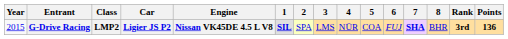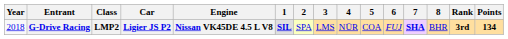(16, 27) 2015 -> (16, 27) 2018
(489, 27) 136 -> (489, 27) 134
